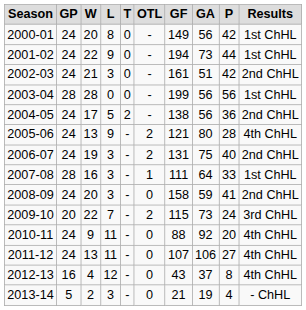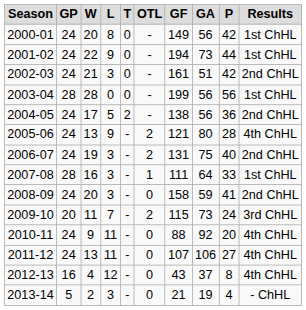(91, 214) 22 -> (91, 214) 11
